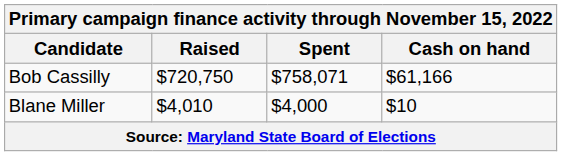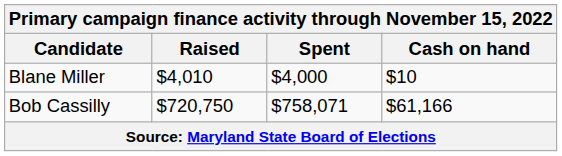rows swapped: (59, 77) <-> (57, 106)
